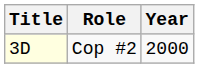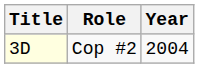(167, 49) 2000 -> (167, 49) 2004
